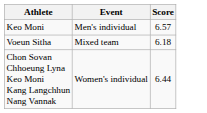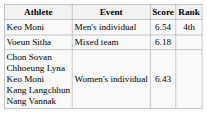+ column: (189, 12)
(163, 27) 6.57 -> (163, 27) 6.54
(163, 79) 6.44 -> (163, 79) 6.43
